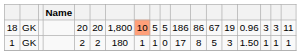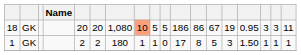(120, 28) 1,800 -> (120, 28) 1,080
(249, 28) 0.96 -> (249, 28) 0.95
